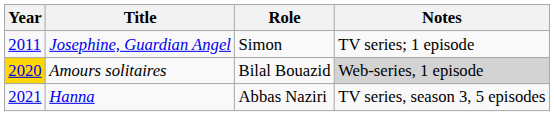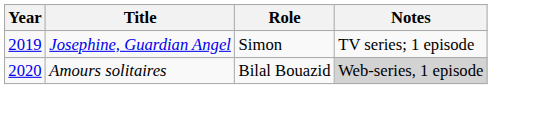(25, 44) 2011 -> (25, 44) 2019
(25, 70) gold background -> (25, 70) no background
- row: (72, 96)
